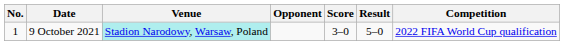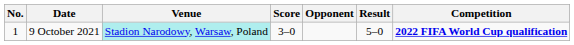columns swapped: (297, 13) <-> (340, 13)
(476, 31) normal -> (481, 31) bold
